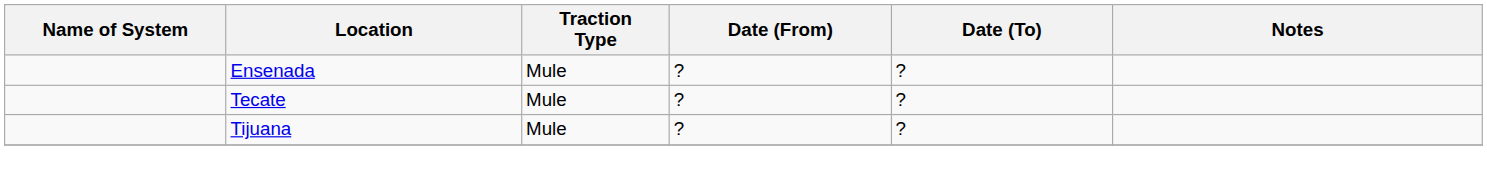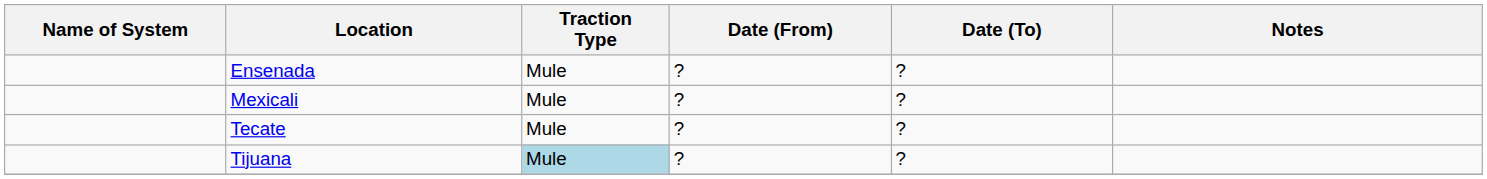+ row: (264, 99)
(546, 129) no background -> (546, 159) lightblue background
